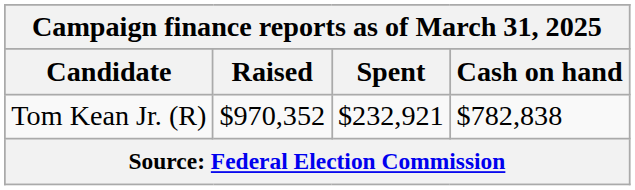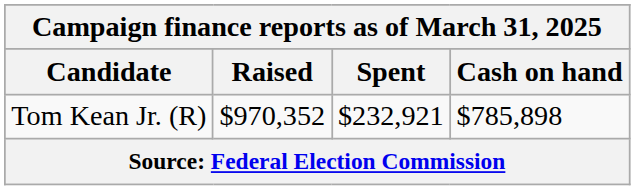(509, 116) $782,838 -> (509, 116) $785,898
